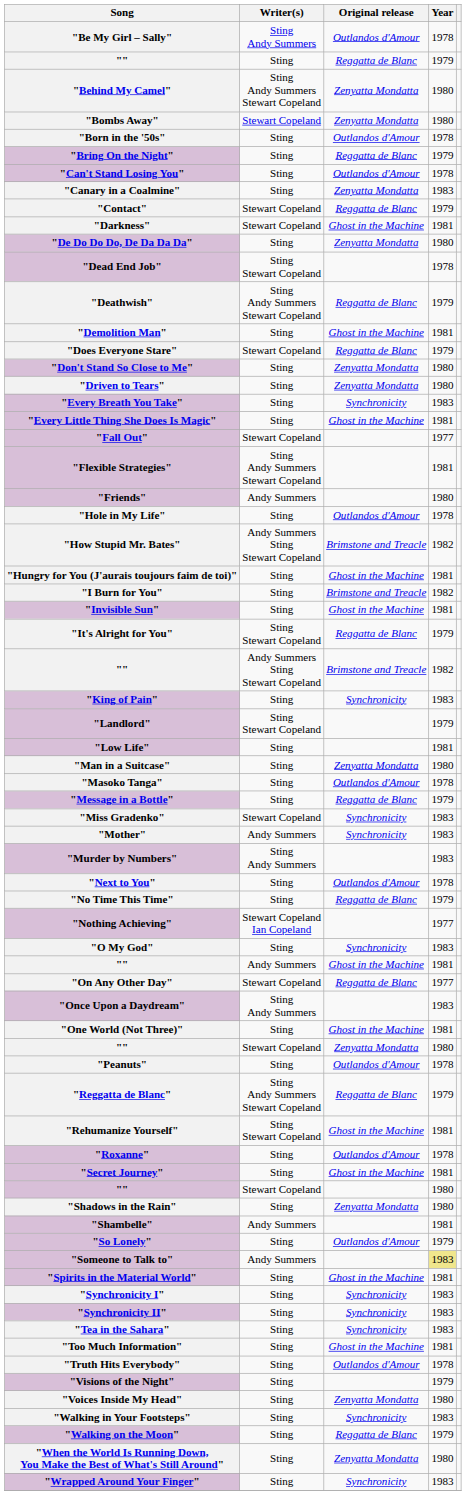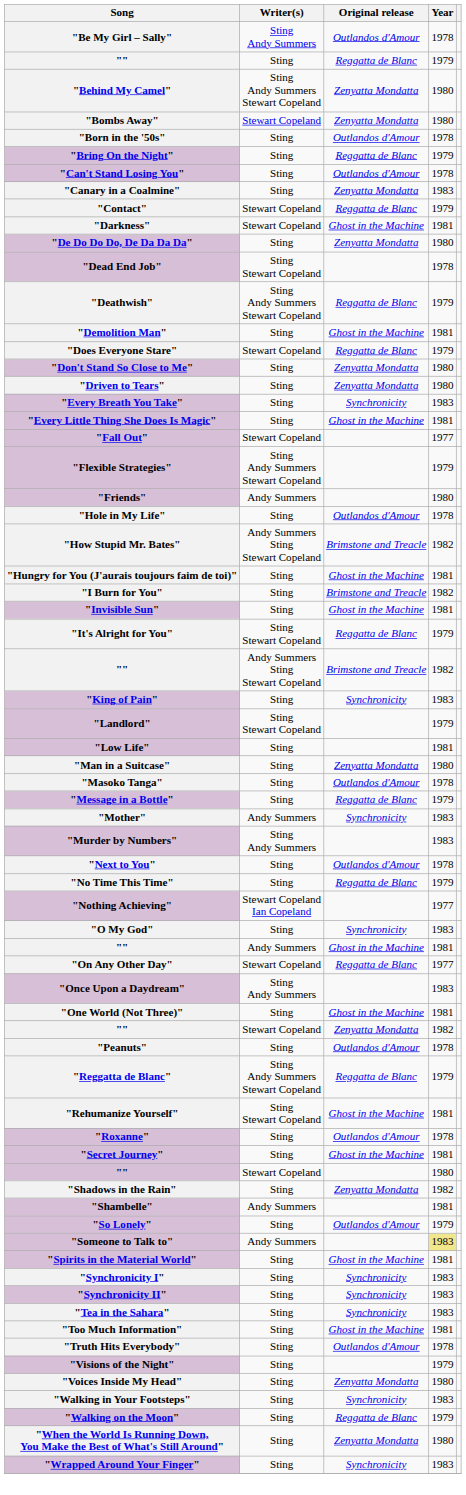(442, 467) 1981 -> (442, 467) 1979
- row: (122, 817)
(442, 1047) 1980 -> (442, 1029) 1982
(442, 1207) 1980 -> (442, 1189) 1982
